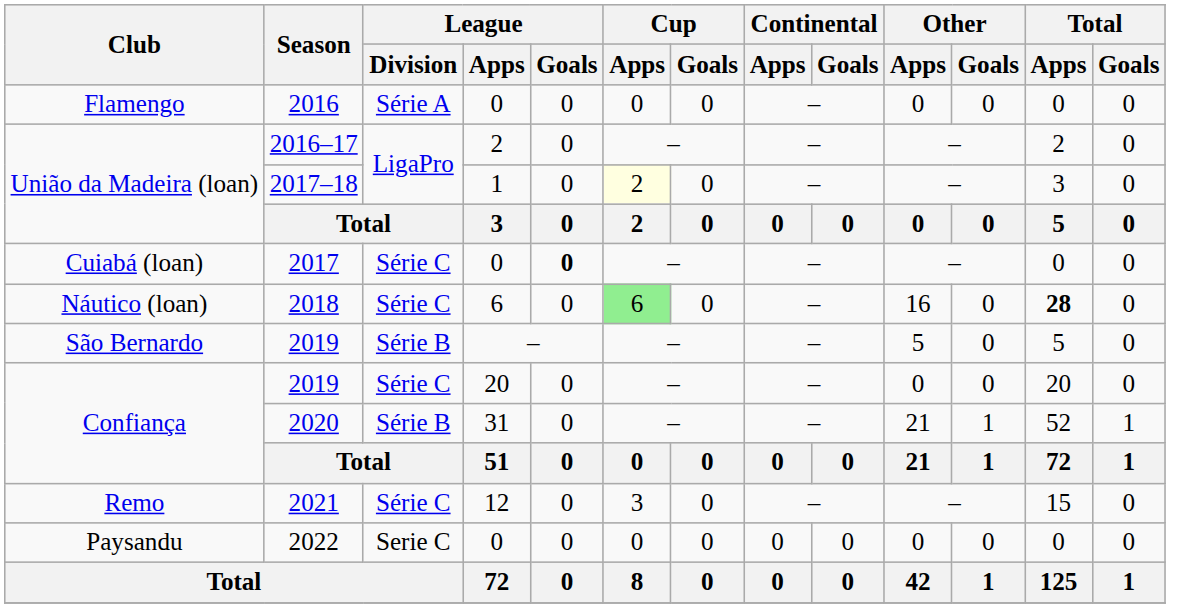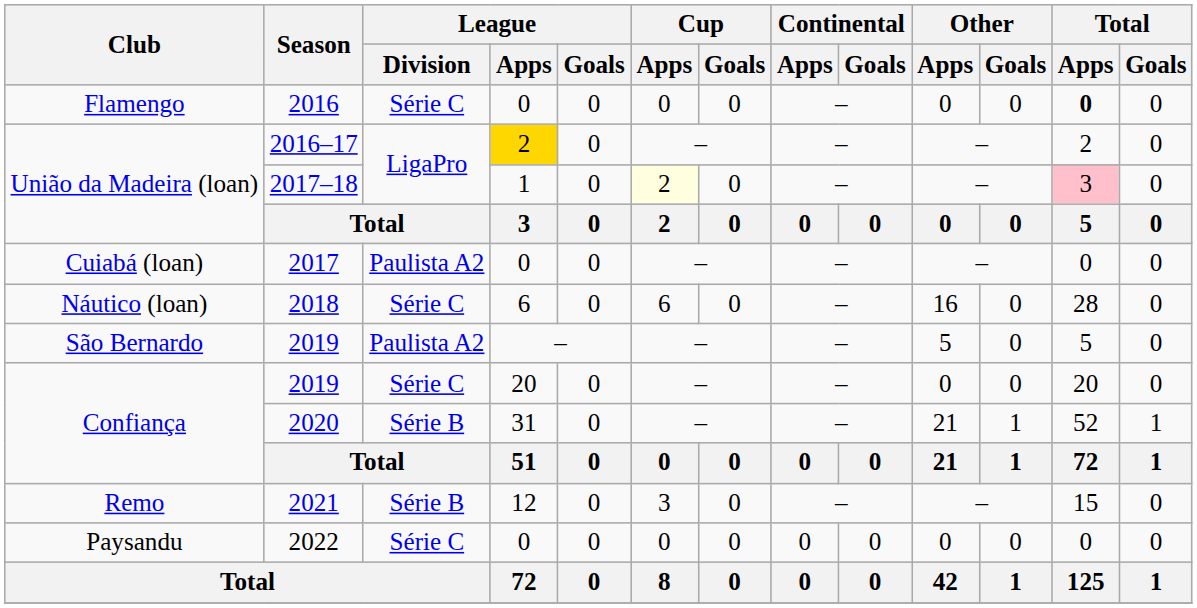(413, 104) Série A -> (427, 104) Série C
(1058, 104) normal -> (1086, 104) bold
(497, 143) no background -> (524, 143) gold background
(1058, 183) no background -> (1086, 183) pink background
(413, 263) Série C -> (427, 263) Paulista A2
(567, 263) bold -> (594, 263) normal
(637, 303) lightgreen background -> (664, 303) no background
(1058, 303) bold -> (1086, 303) normal
(413, 343) Série B -> (427, 343) Paulista A2
(413, 502) Série C -> (427, 502) Série B
(413, 542) Serie C -> (427, 542) Série C
